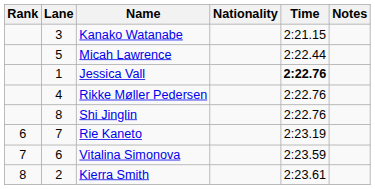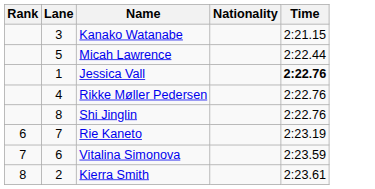- column: (350, 14)
